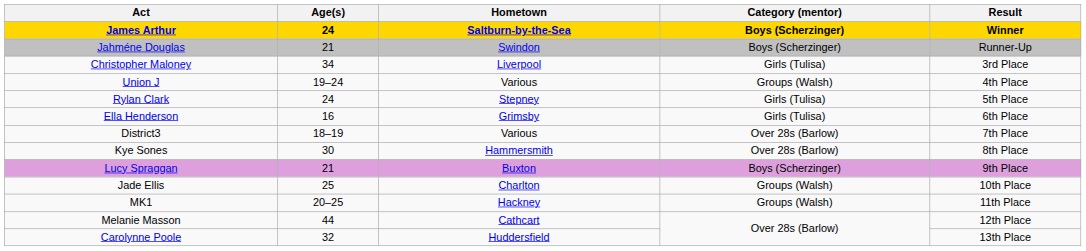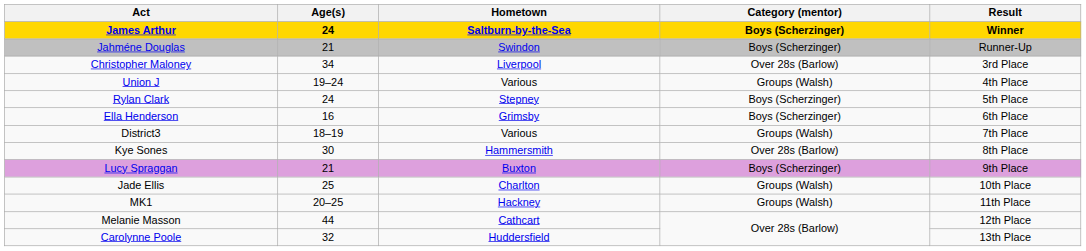(795, 64) Girls (Tulisa) -> (795, 64) Over 28s (Barlow)
(795, 99) Girls (Tulisa) -> (795, 99) Boys (Scherzinger)
(795, 116) Girls (Tulisa) -> (795, 116) Boys (Scherzinger)
(795, 133) Over 28s (Barlow) -> (795, 133) Groups (Walsh)
